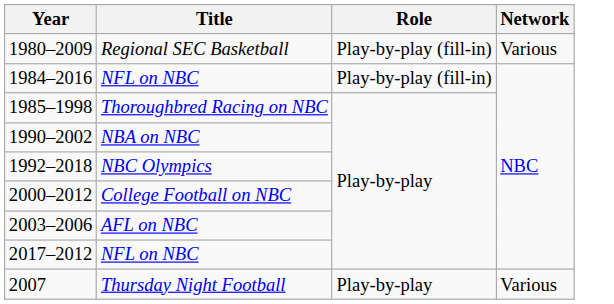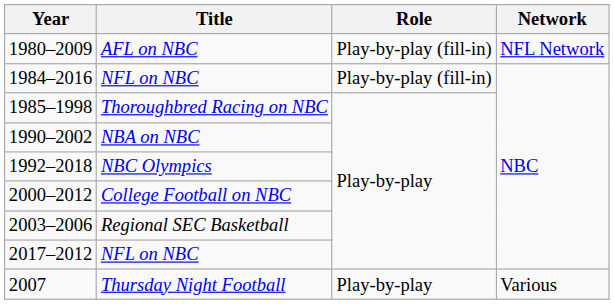(195, 48) Regional SEC Basketball -> (149, 48) AFL on NBC
(529, 48) Various -> (552, 48) NFL Network
(149, 225) AFL on NBC -> (195, 225) Regional SEC Basketball
